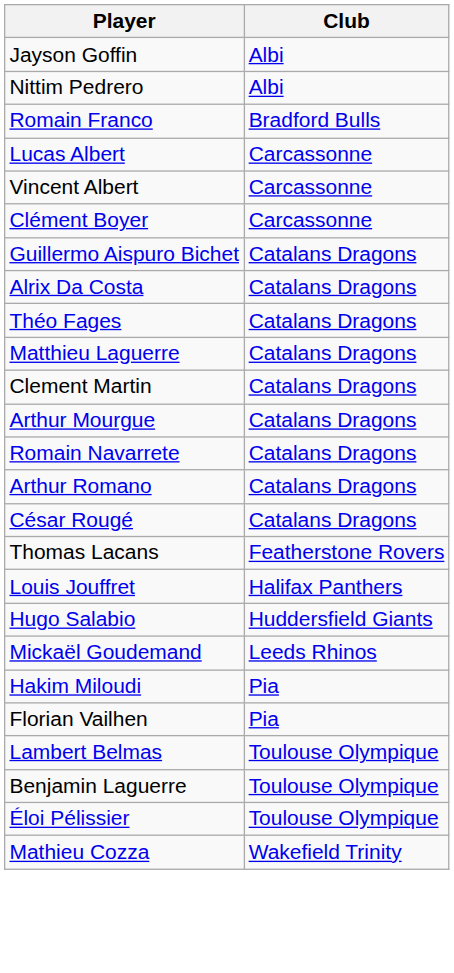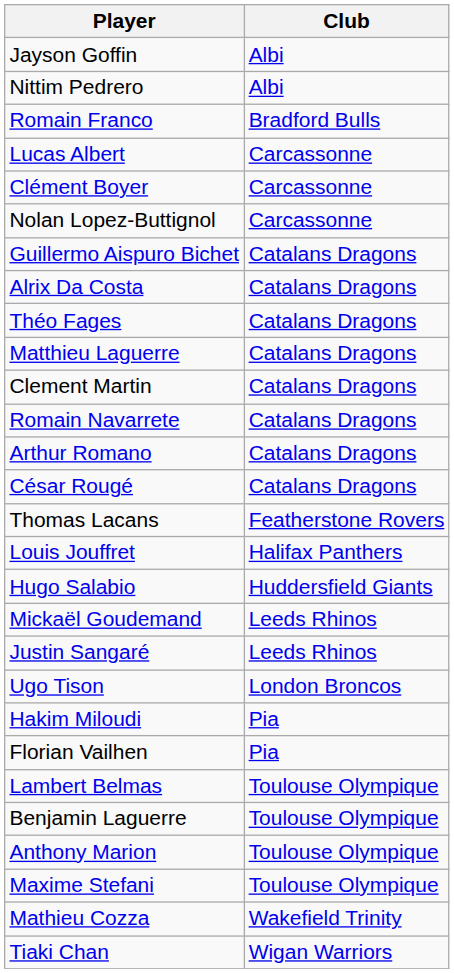- row: (74, 187)
+ row: (113, 220)
- row: (82, 420)
+ row: (79, 652)
+ row: (57, 685)
+ row: (83, 852)
- row: (69, 818)
+ row: (82, 885)
+ row: (59, 951)
